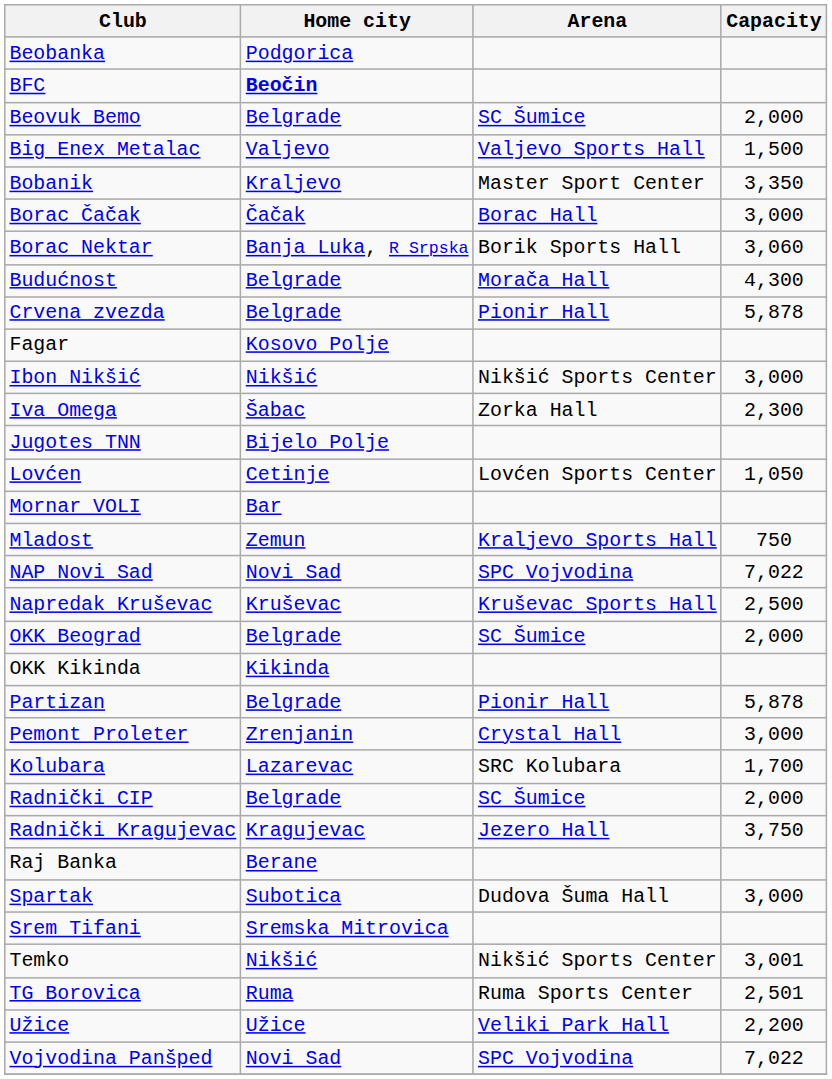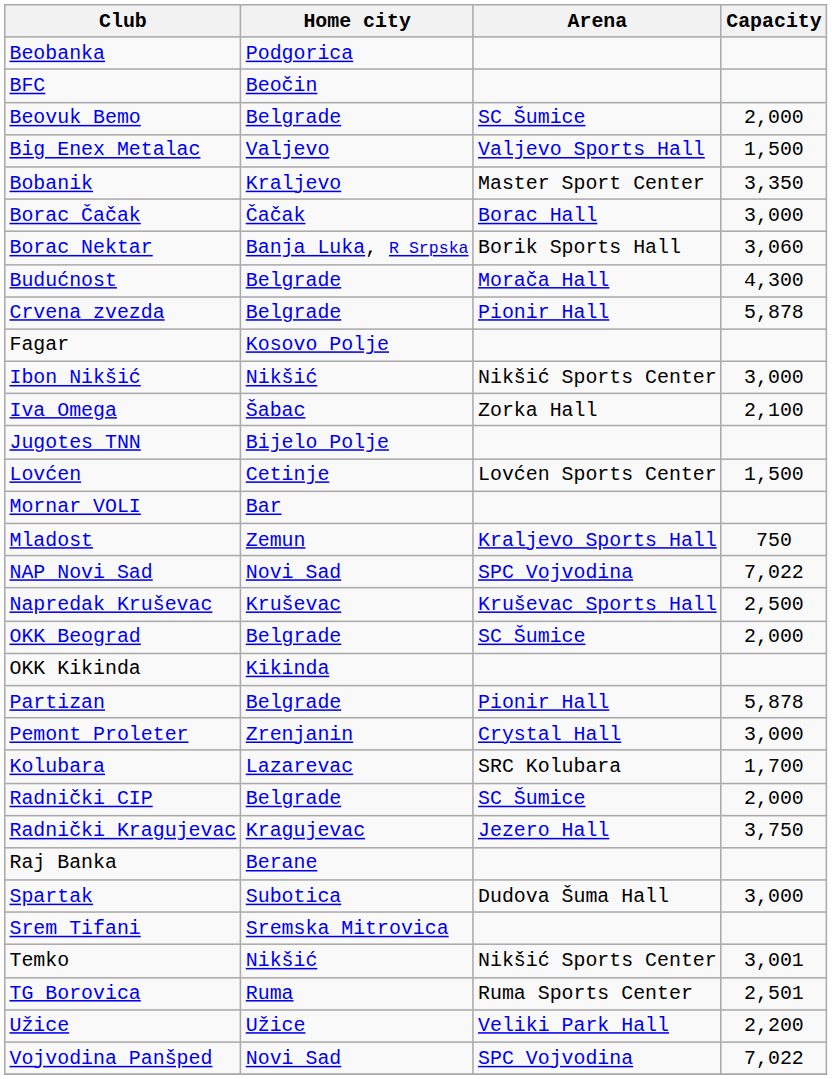(282, 86) bold -> (282, 86) normal
(774, 410) 2,300 -> (774, 410) 2,100
(774, 475) 1,050 -> (774, 475) 1,500
